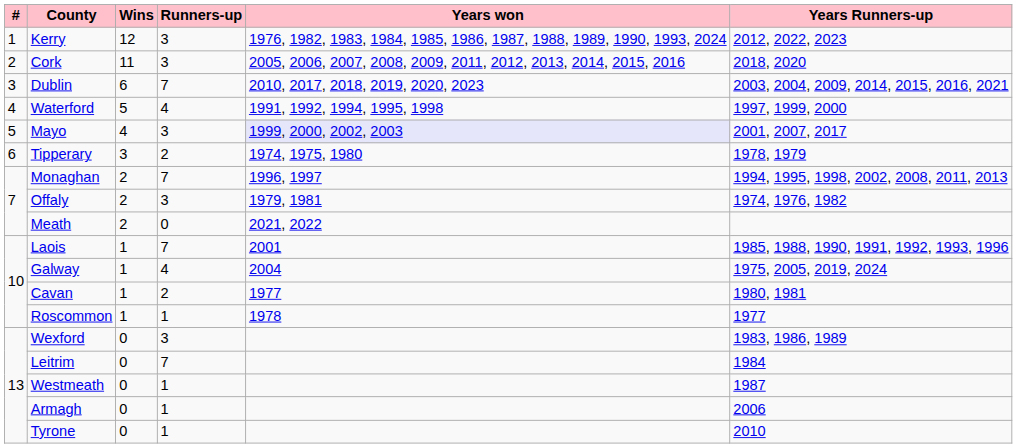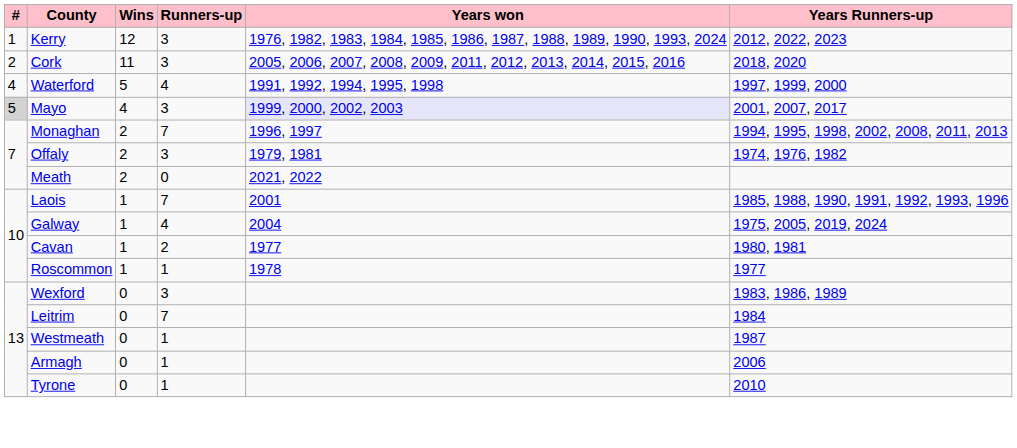- row: (51, 85)
(12, 131) no background -> (12, 108) lightgrey background
- row: (61, 154)
